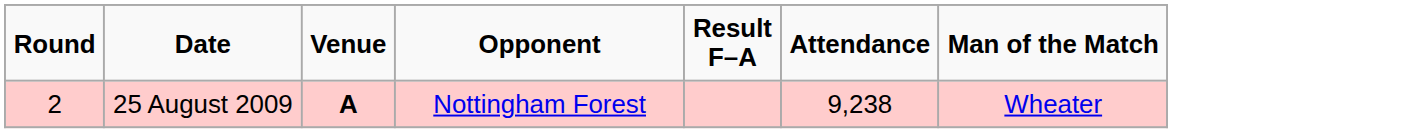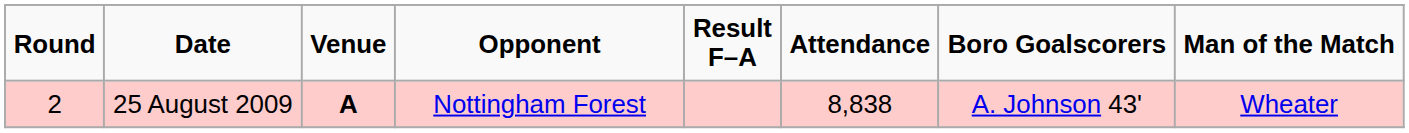+ column: (1057, 43)
(860, 104) 9,238 -> (860, 104) 8,838
